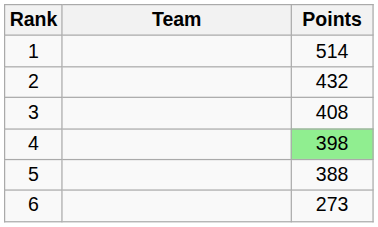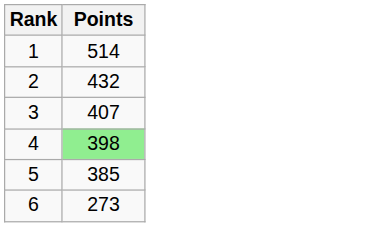- column: (177, 19)
(332, 112) 408 -> (103, 112) 407
(332, 174) 388 -> (103, 174) 385
